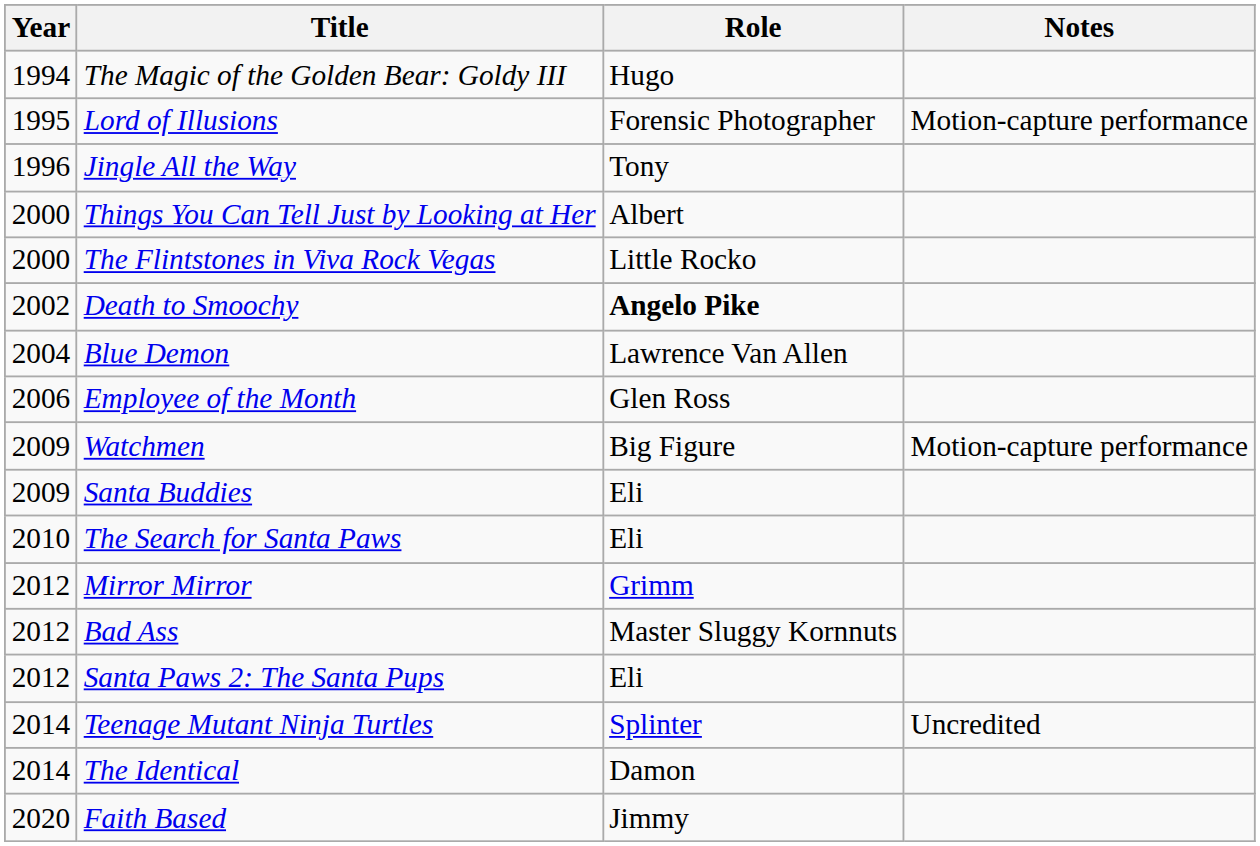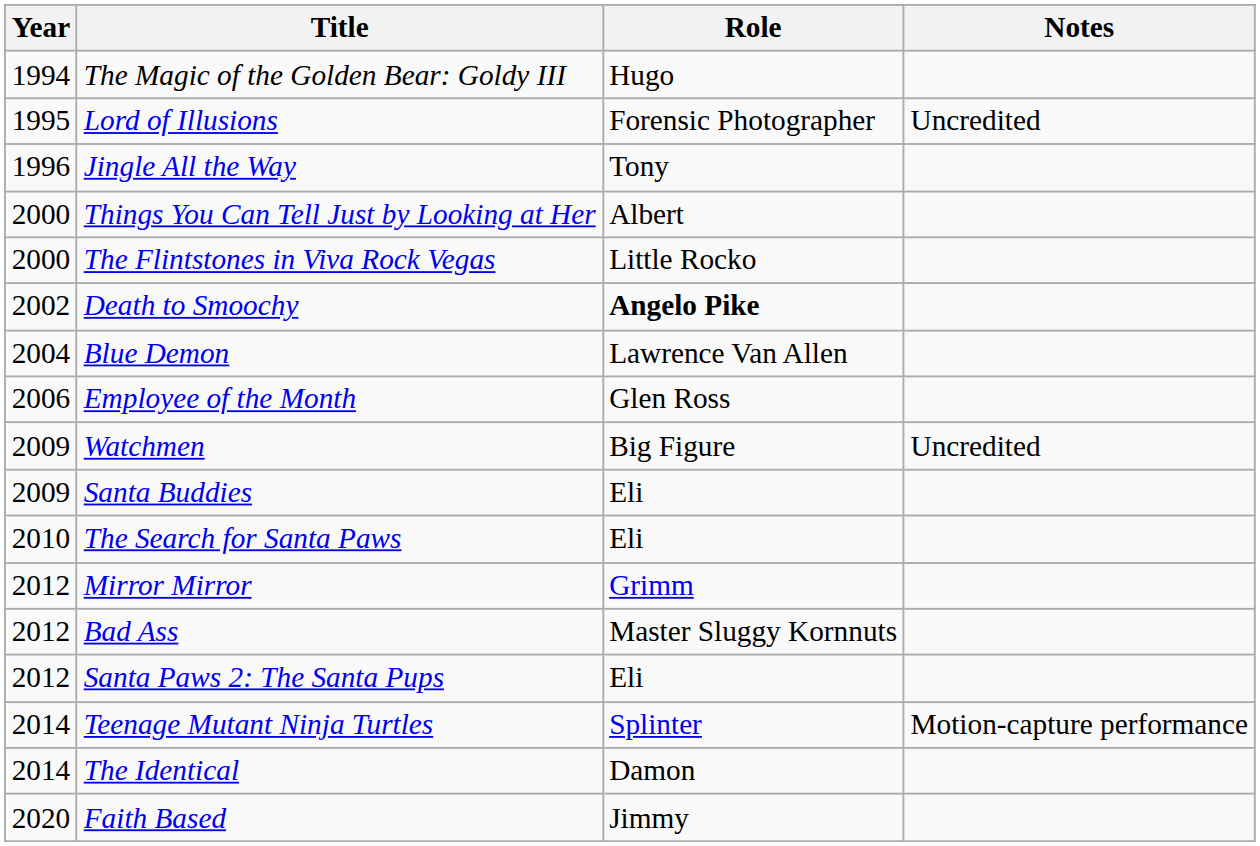(1079, 120) Motion-capture performance -> (976, 120) Uncredited
(1079, 445) Motion-capture performance -> (976, 445) Uncredited
(976, 724) Uncredited -> (1079, 724) Motion-capture performance
